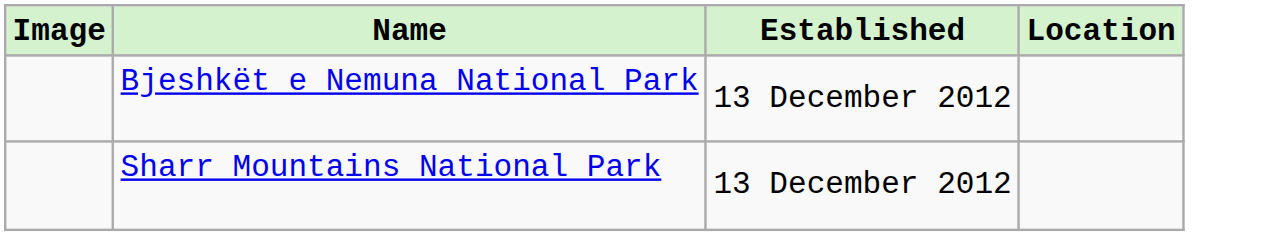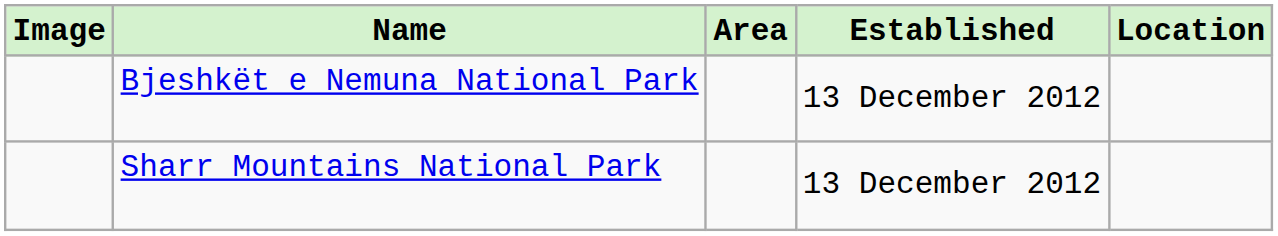+ column: (751, 31)
